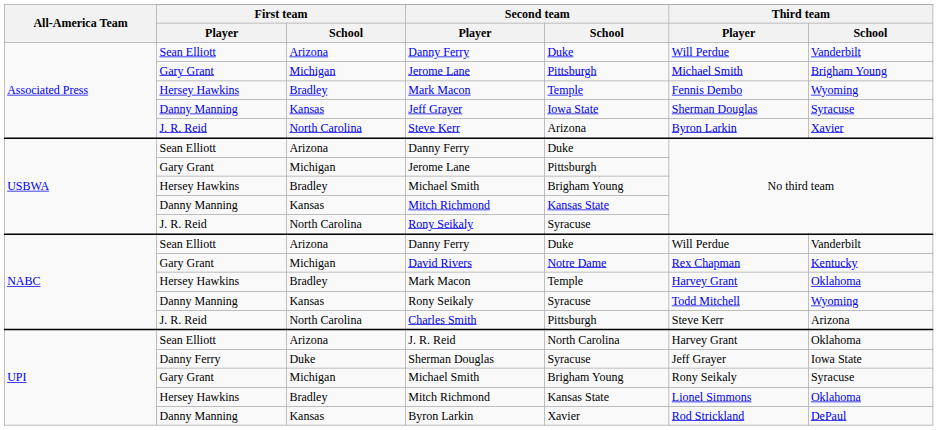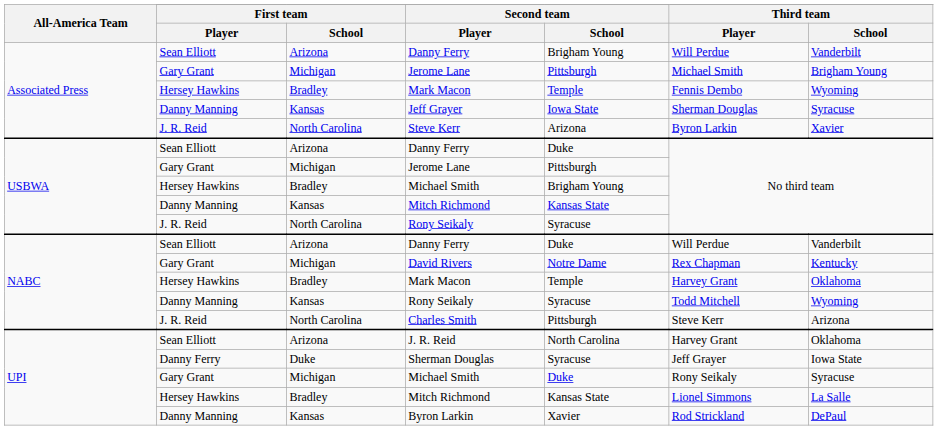(560, 52) Duke -> (585, 52) Brigham Young
(585, 377) Brigham Young -> (560, 377) Duke
(836, 396) Oklahoma -> (831, 396) La Salle
